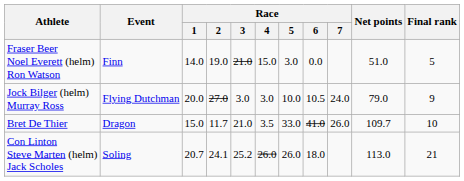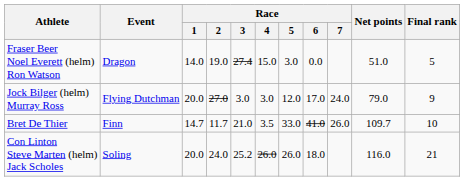(113, 61) Finn -> (119, 61) Dragon
(243, 61) 21.0 -> (243, 61) 27.4
(291, 99) 10.0 -> (291, 99) 12.0
(316, 99) 10.5 -> (316, 99) 17.0
(119, 123) Dragon -> (113, 123) Finn
(194, 123) 15.0 -> (194, 123) 14.7
(194, 154) 20.7 -> (194, 154) 20.0
(218, 154) 24.1 -> (218, 154) 24.0
(378, 154) 113.0 -> (378, 154) 116.0
